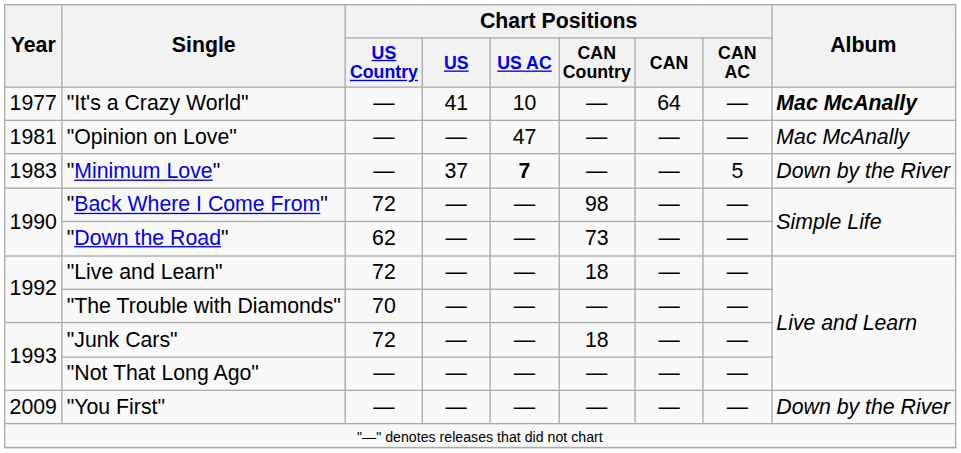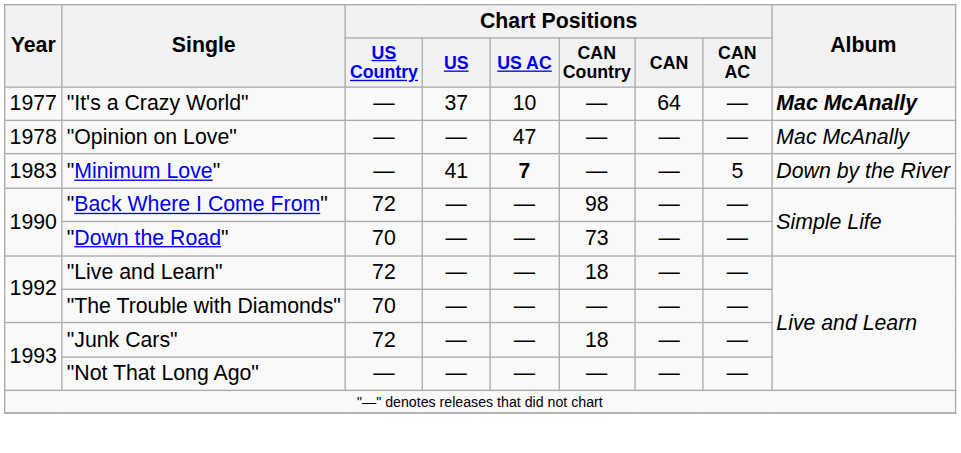(456, 103) 41 -> (456, 103) 37
(33, 137) 1981 -> (33, 137) 1978
(456, 170) 37 -> (456, 170) 41
(384, 238) 62 -> (384, 238) 70
- row: (116, 407)
